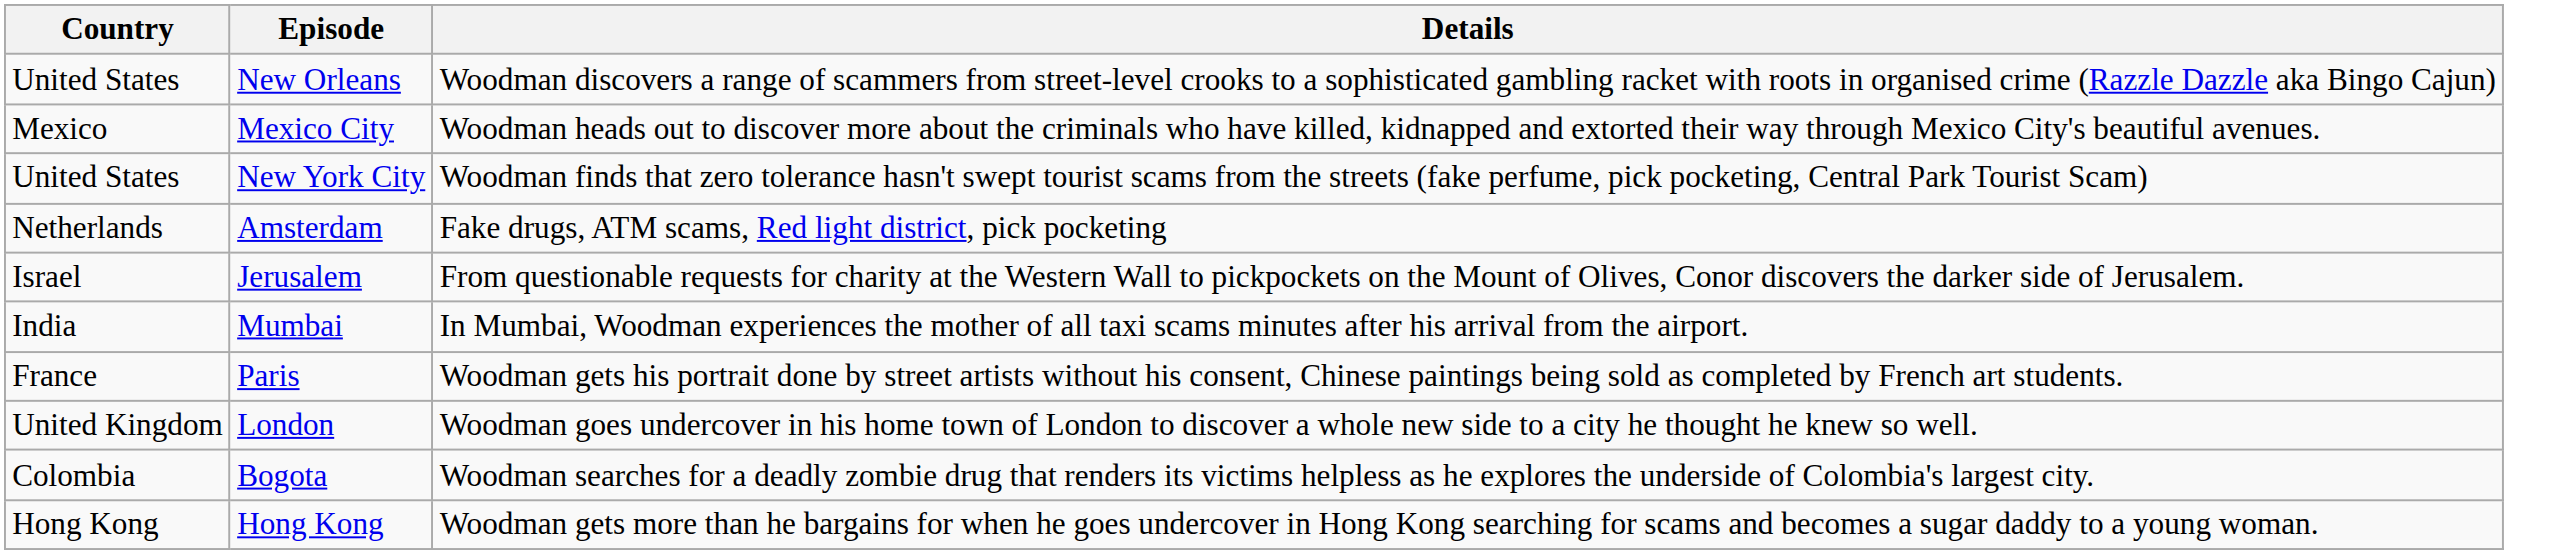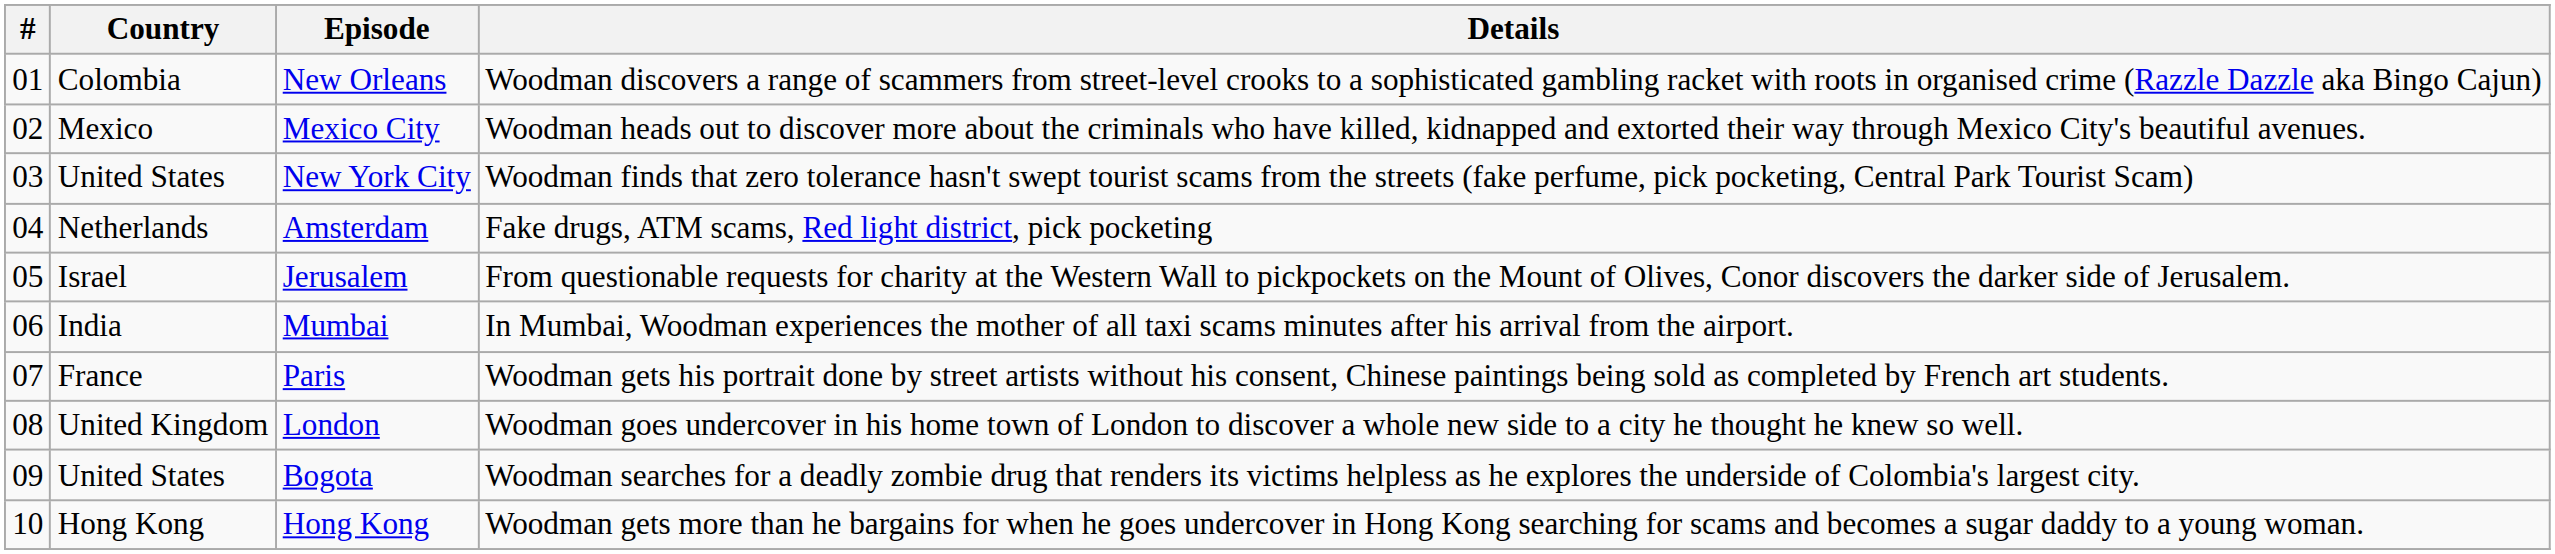+ column: (28, 29)
(96, 78) United States -> (119, 78) Colombia
(74, 474) Colombia -> (141, 474) United States
